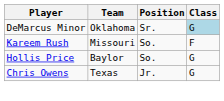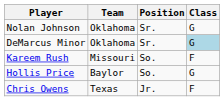+ row: (43, 27)
(192, 73) G -> (192, 88) F
